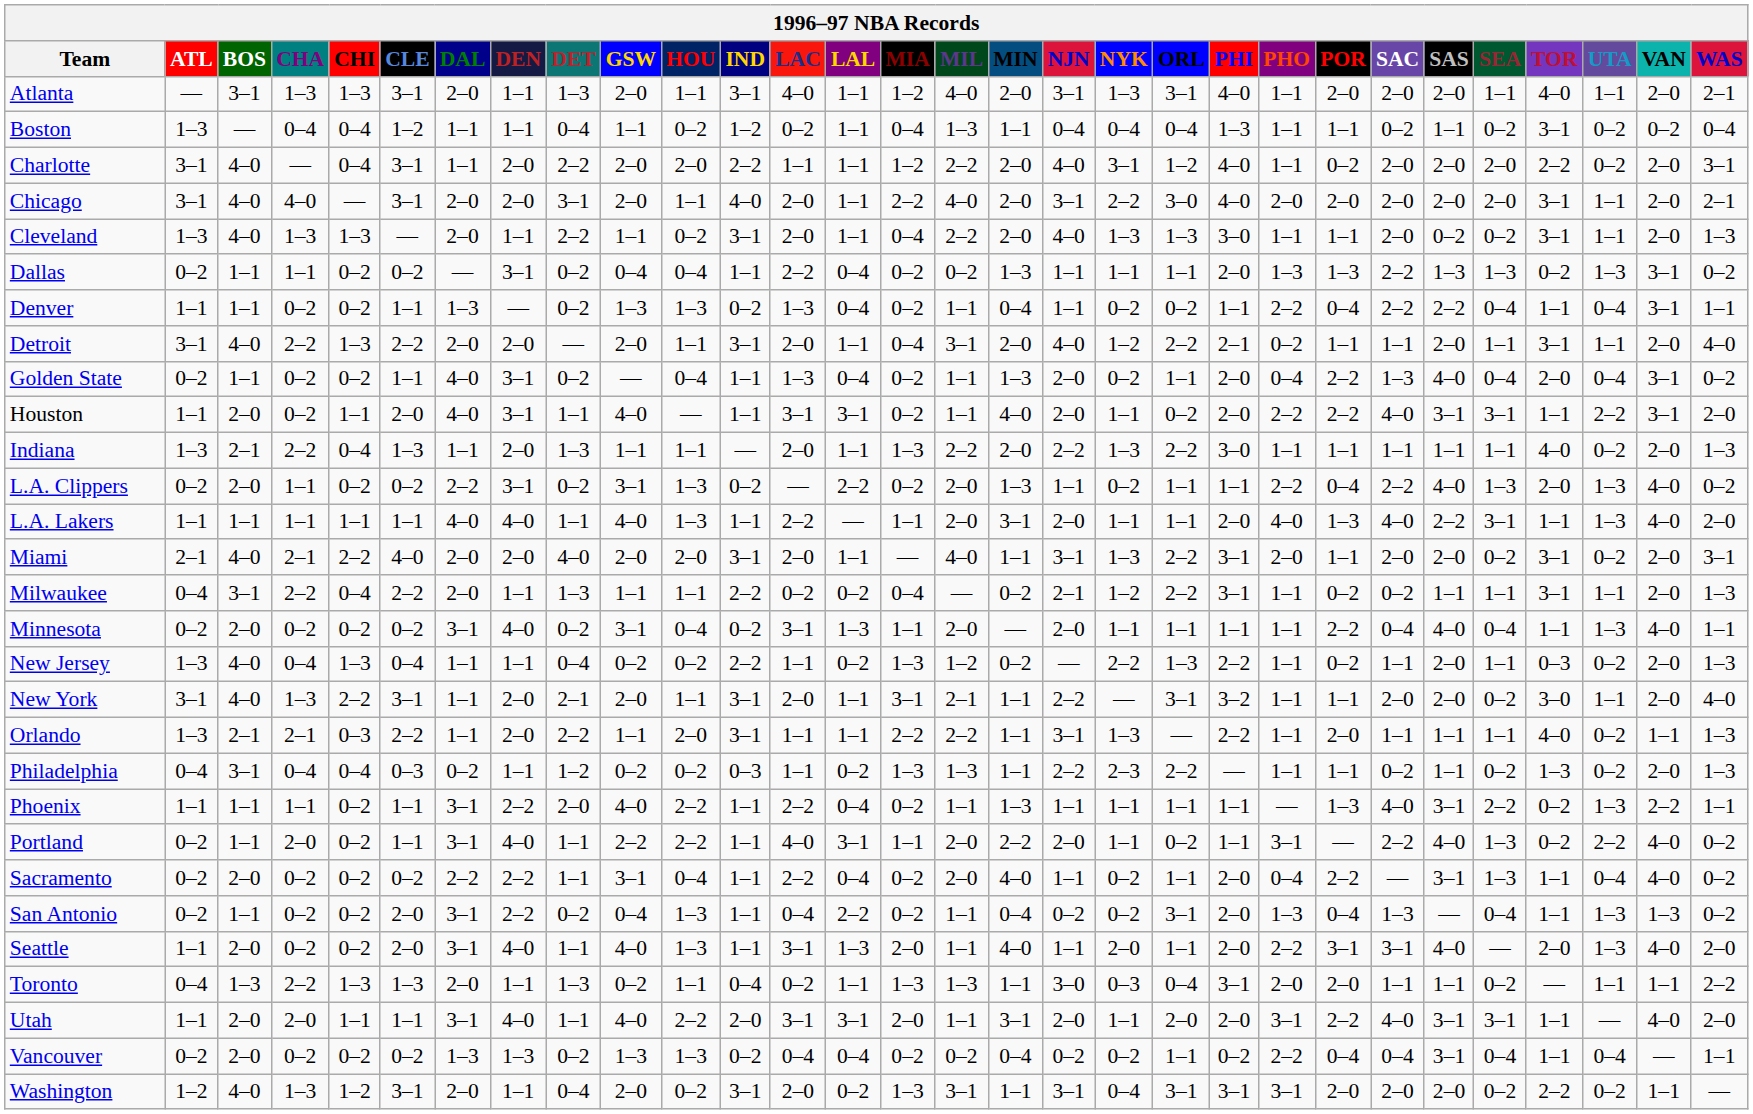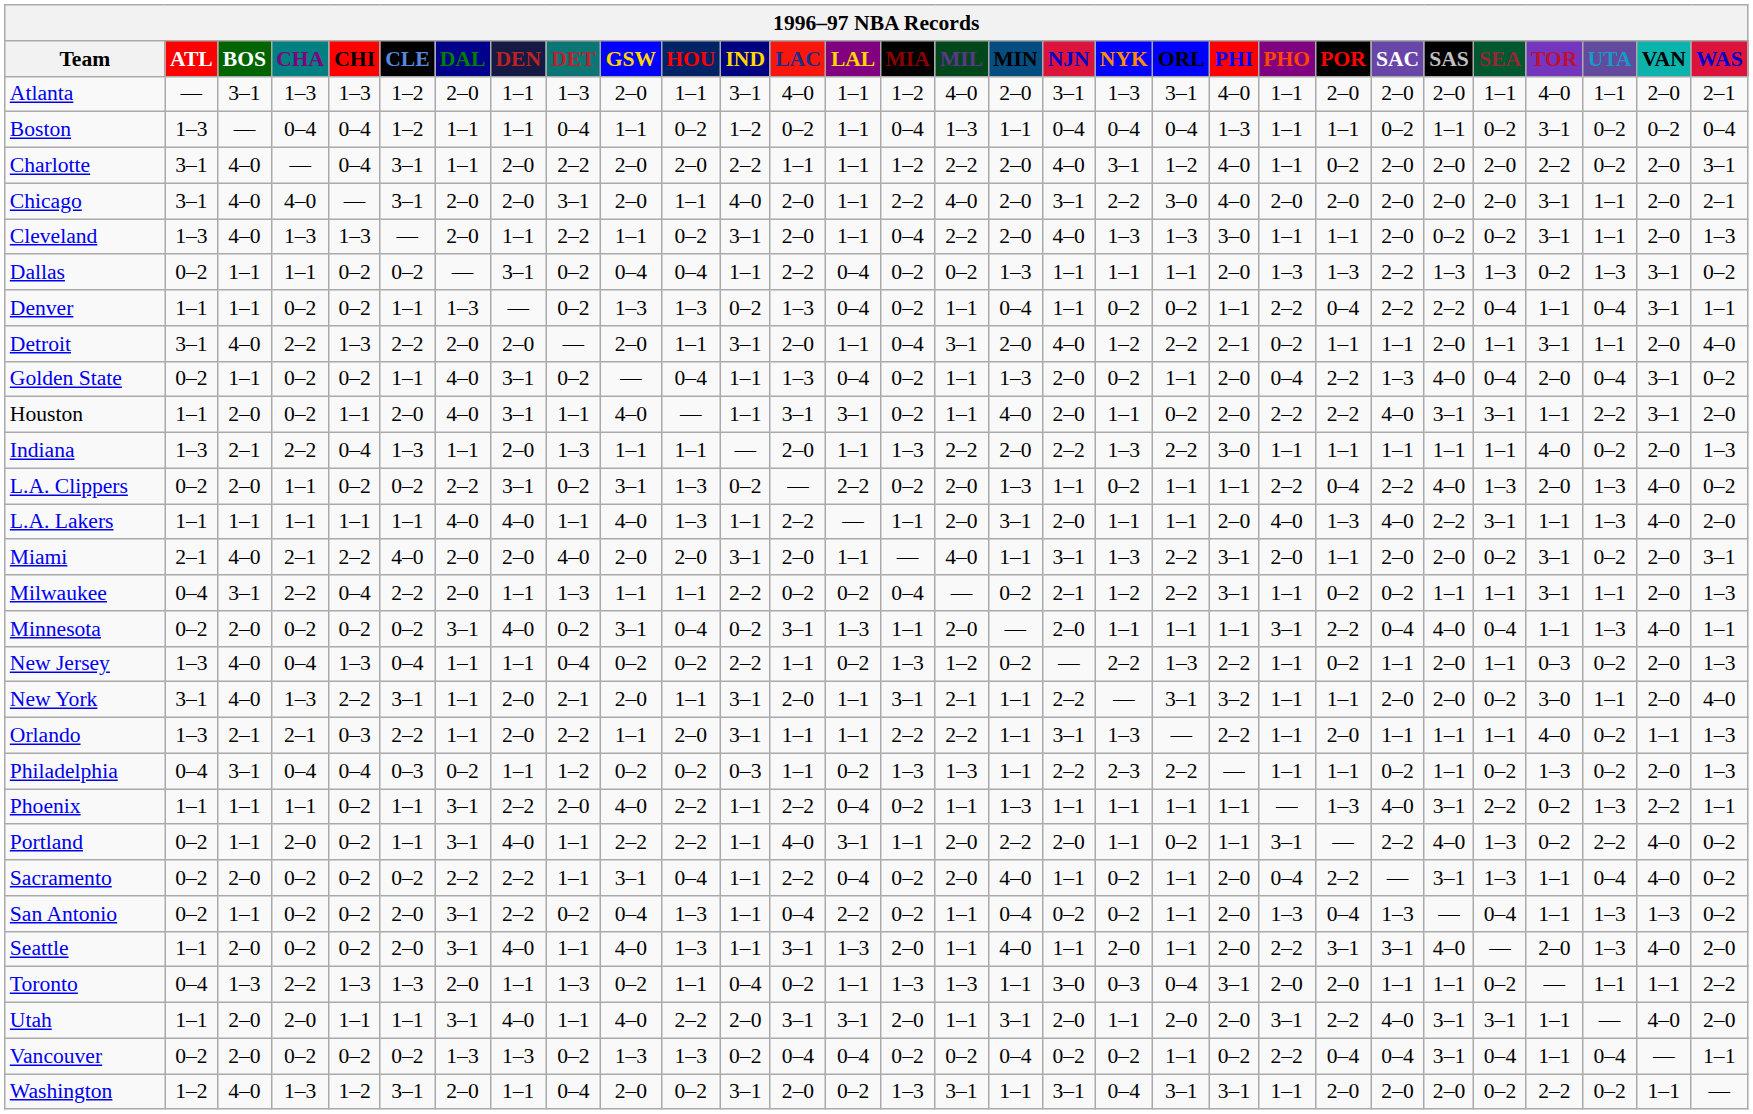(407, 93) 3–1 -> (407, 93) 1–2
(1287, 628) 1–1 -> (1287, 628) 3–1
(1181, 913) 3–1 -> (1181, 913) 1–1
(1287, 1091) 3–1 -> (1287, 1091) 1–1
